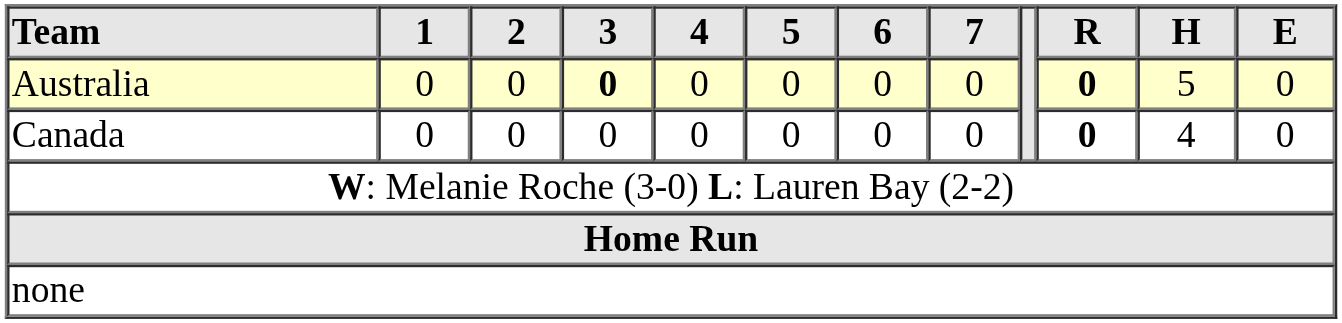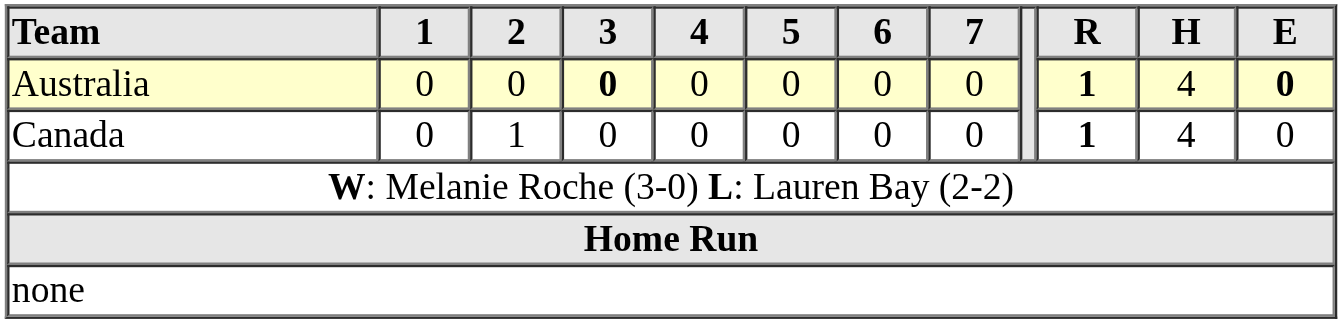(1087, 83) 0 -> (1087, 83) 1
(1186, 83) 5 -> (1186, 83) 4
(1285, 83) normal -> (1285, 83) bold
(516, 134) 0 -> (516, 134) 1
(1087, 134) 0 -> (1087, 134) 1
